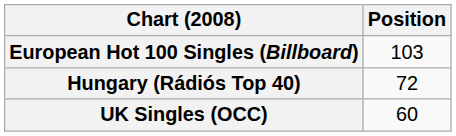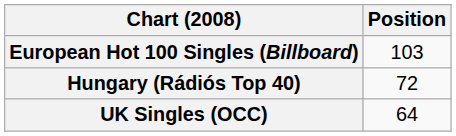(407, 114) 60 -> (407, 114) 64
